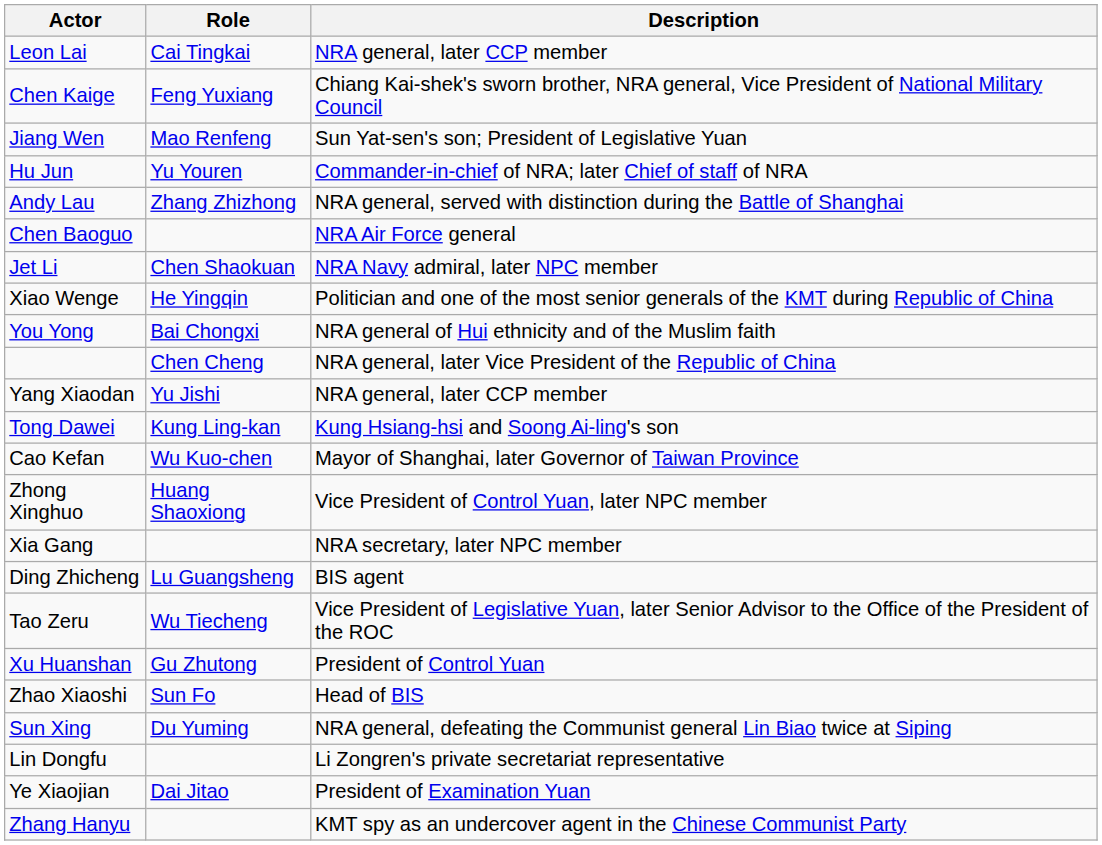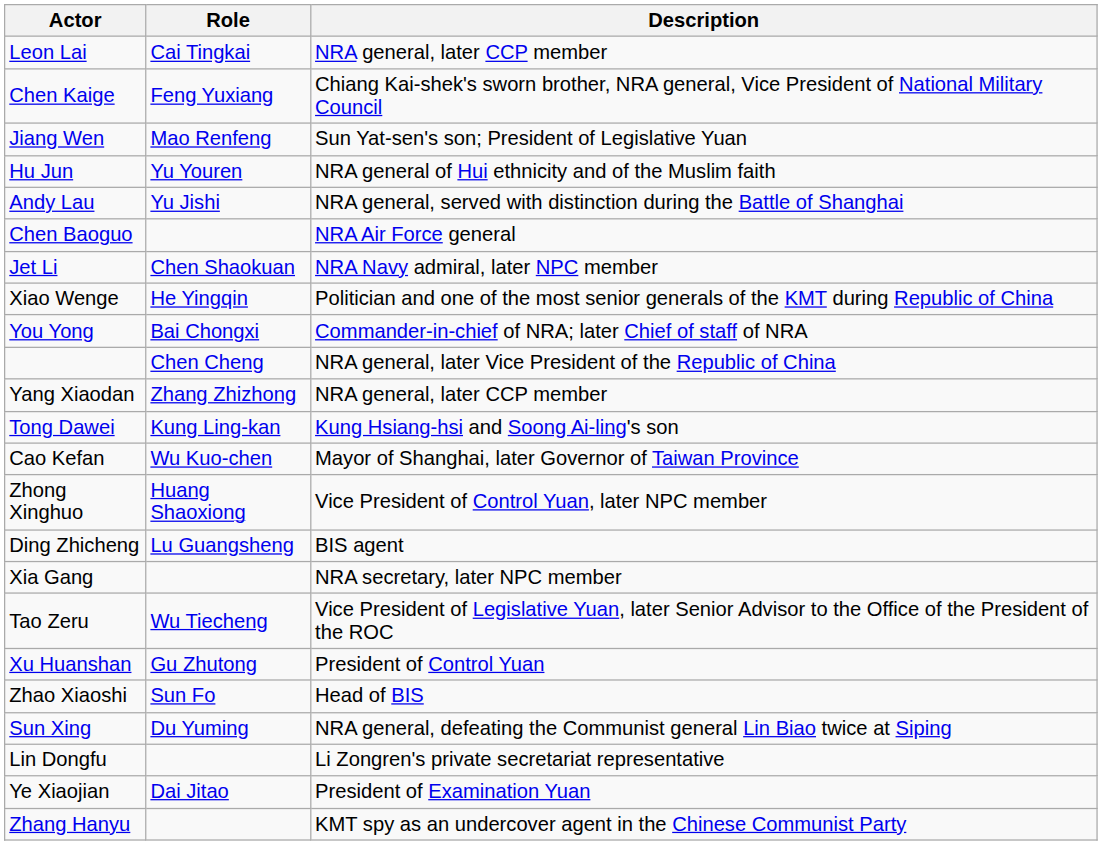(561, 171) Commander-in-chief of NRA; later Chief of staff of NRA -> (545, 171) NRA general of Hui ethnicity and of the Muslim faith
(223, 203) Zhang Zhizhong -> (185, 203) Yu Jishi
(545, 330) NRA general of Hui ethnicity and of the Muslim faith -> (561, 330) Commander-in-chief of NRA; later Chief of staff of NRA
(185, 394) Yu Jishi -> (223, 394) Zhang Zhizhong
rows swapped: (51, 545) <-> (74, 577)
